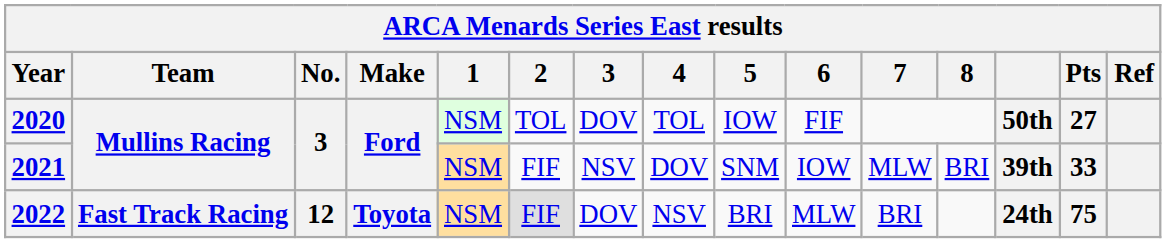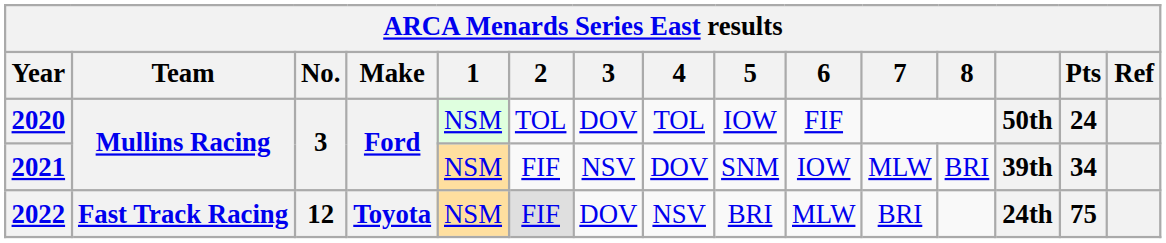(1083, 120) 27 -> (1083, 120) 24
(1083, 166) 33 -> (1083, 166) 34
